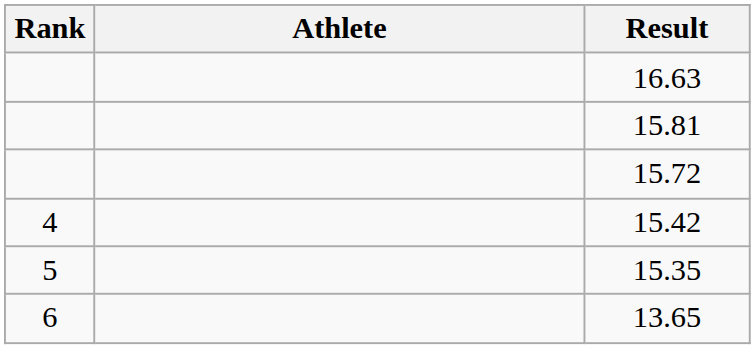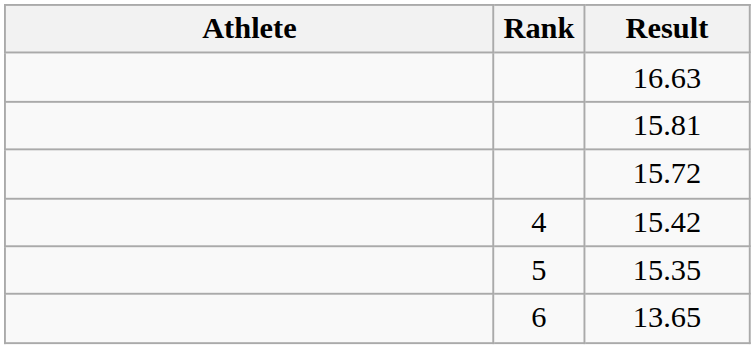columns swapped: (50, 28) <-> (339, 28)
